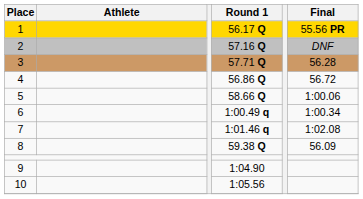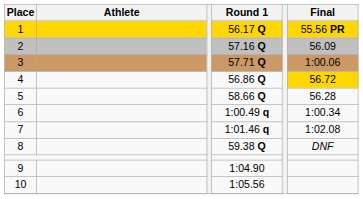(323, 46) DNF -> (323, 46) 56.09
(323, 63) 56.28 -> (323, 63) 1:00.06
(323, 79) no background -> (323, 79) gold background
(323, 96) 1:00.06 -> (323, 96) 56.28
(323, 146) 56.09 -> (323, 146) DNF
